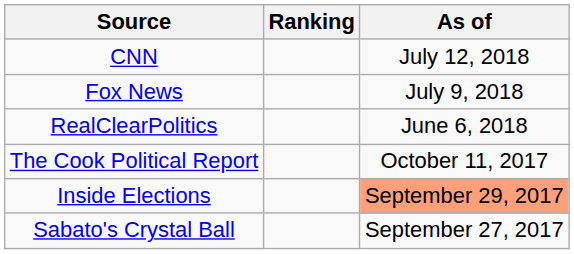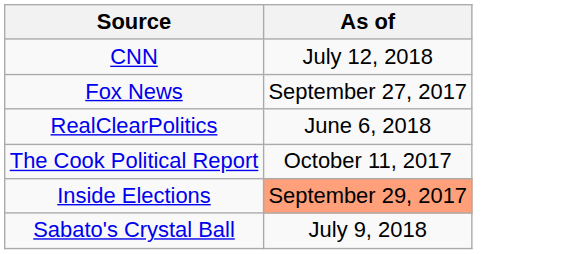- column: (312, 21)
(464, 91) July 9, 2018 -> (368, 91) September 27, 2017
(464, 230) September 27, 2017 -> (368, 230) July 9, 2018
